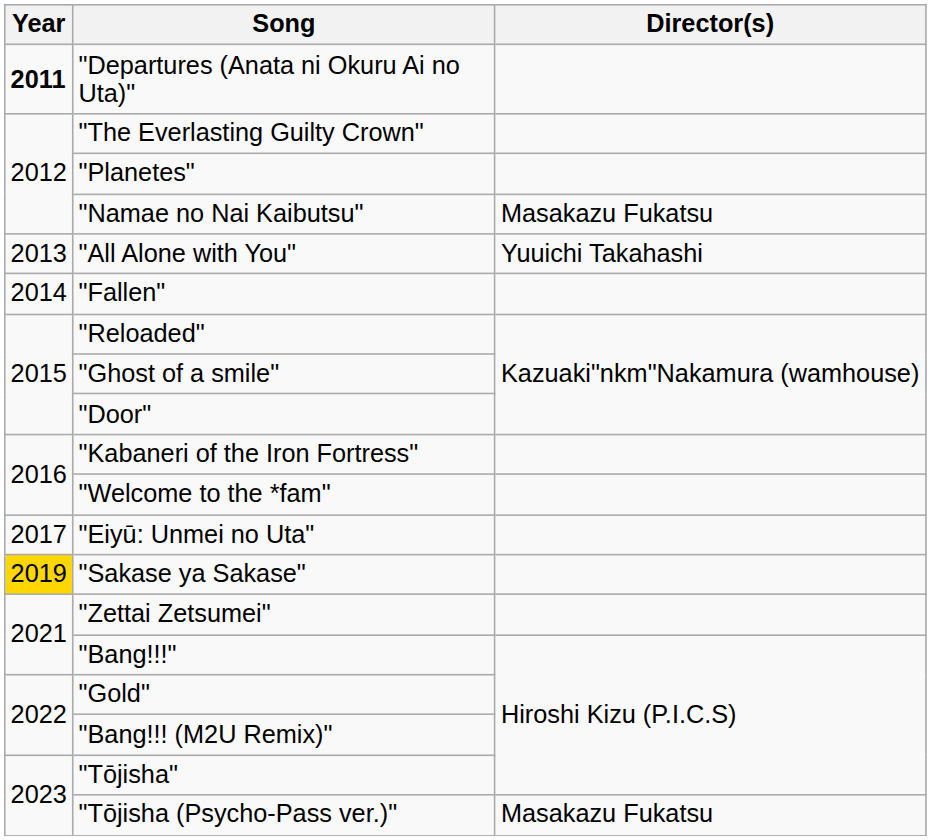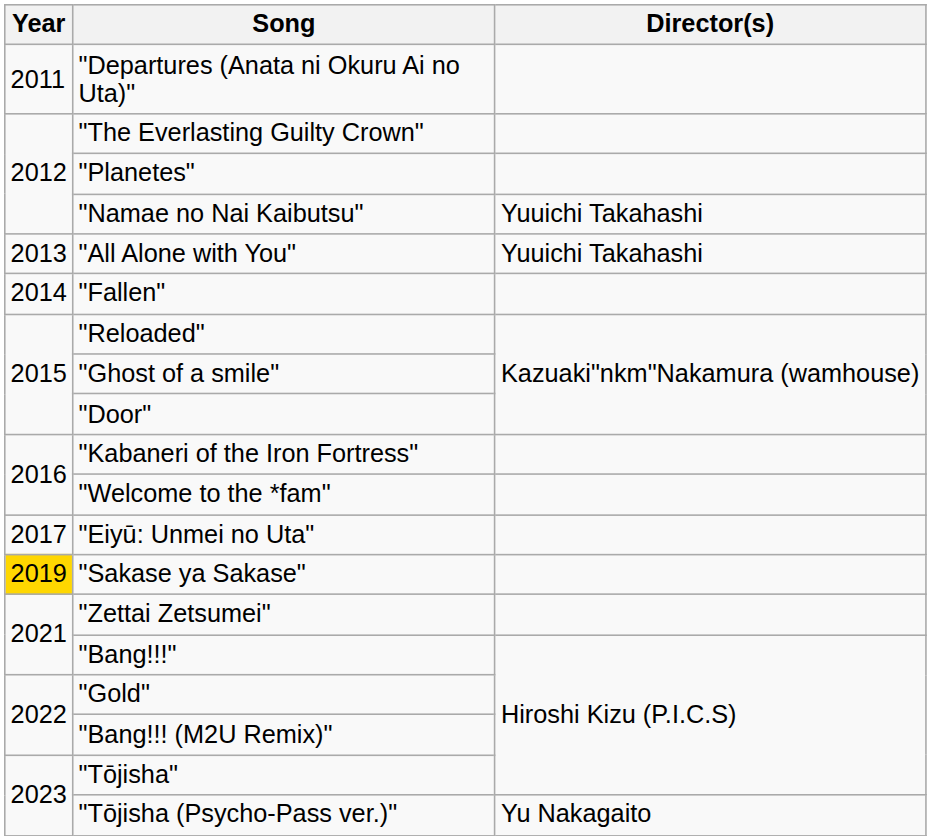(38, 78) bold -> (38, 78) normal
(607, 213) Masakazu Fukatsu -> (602, 213) Yuuichi Takahashi
(607, 814) Masakazu Fukatsu -> (576, 814) Yu Nakagaito
